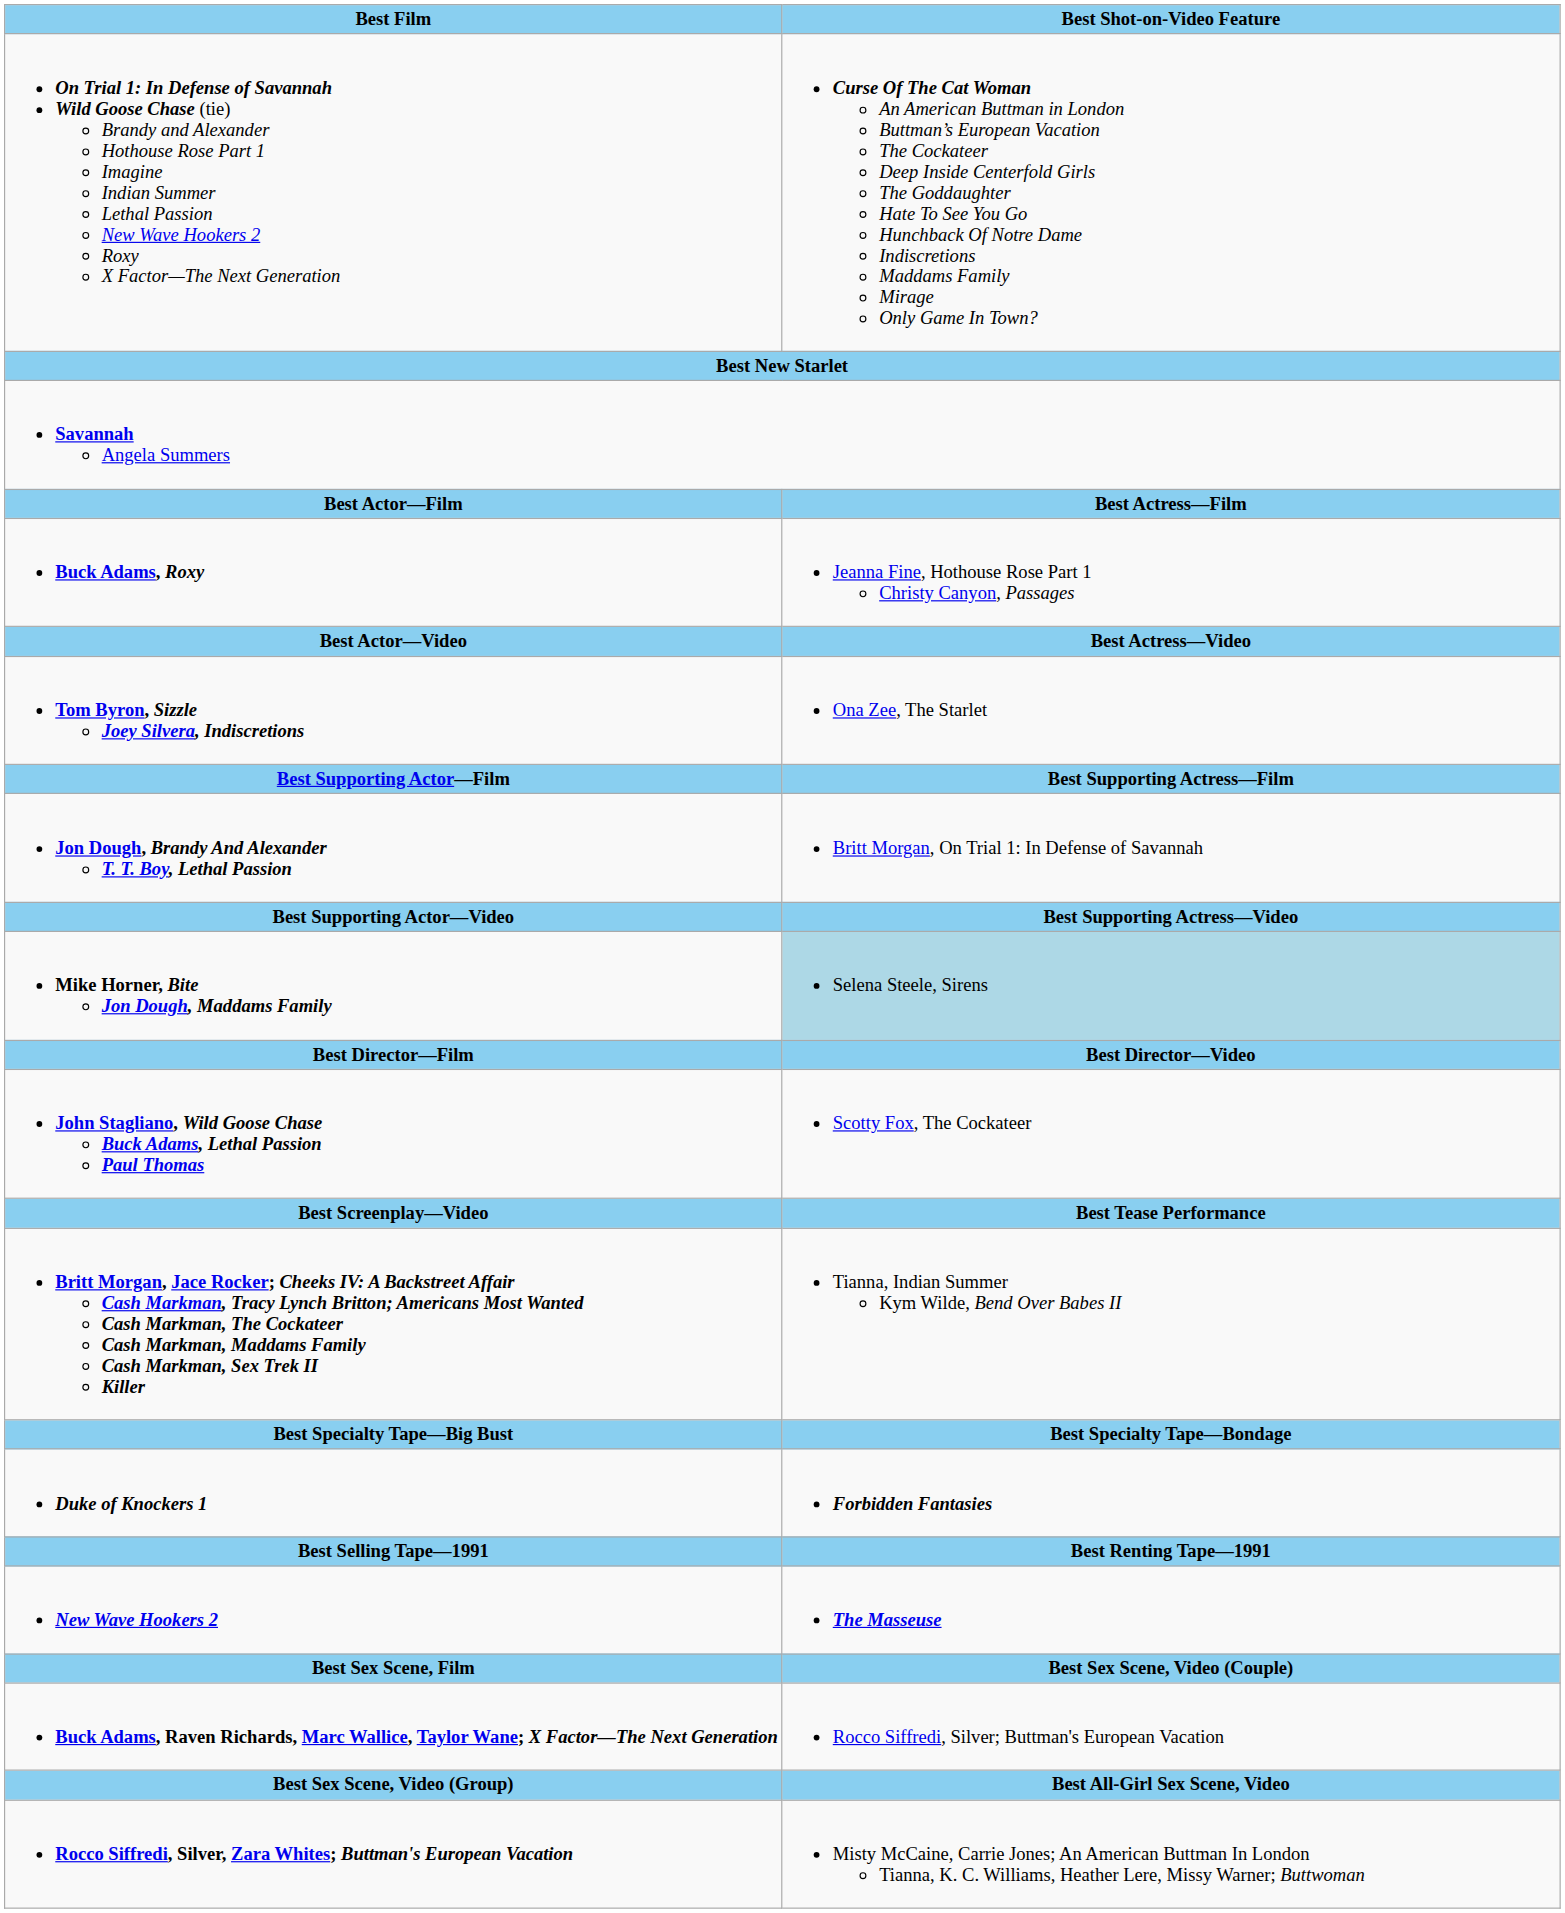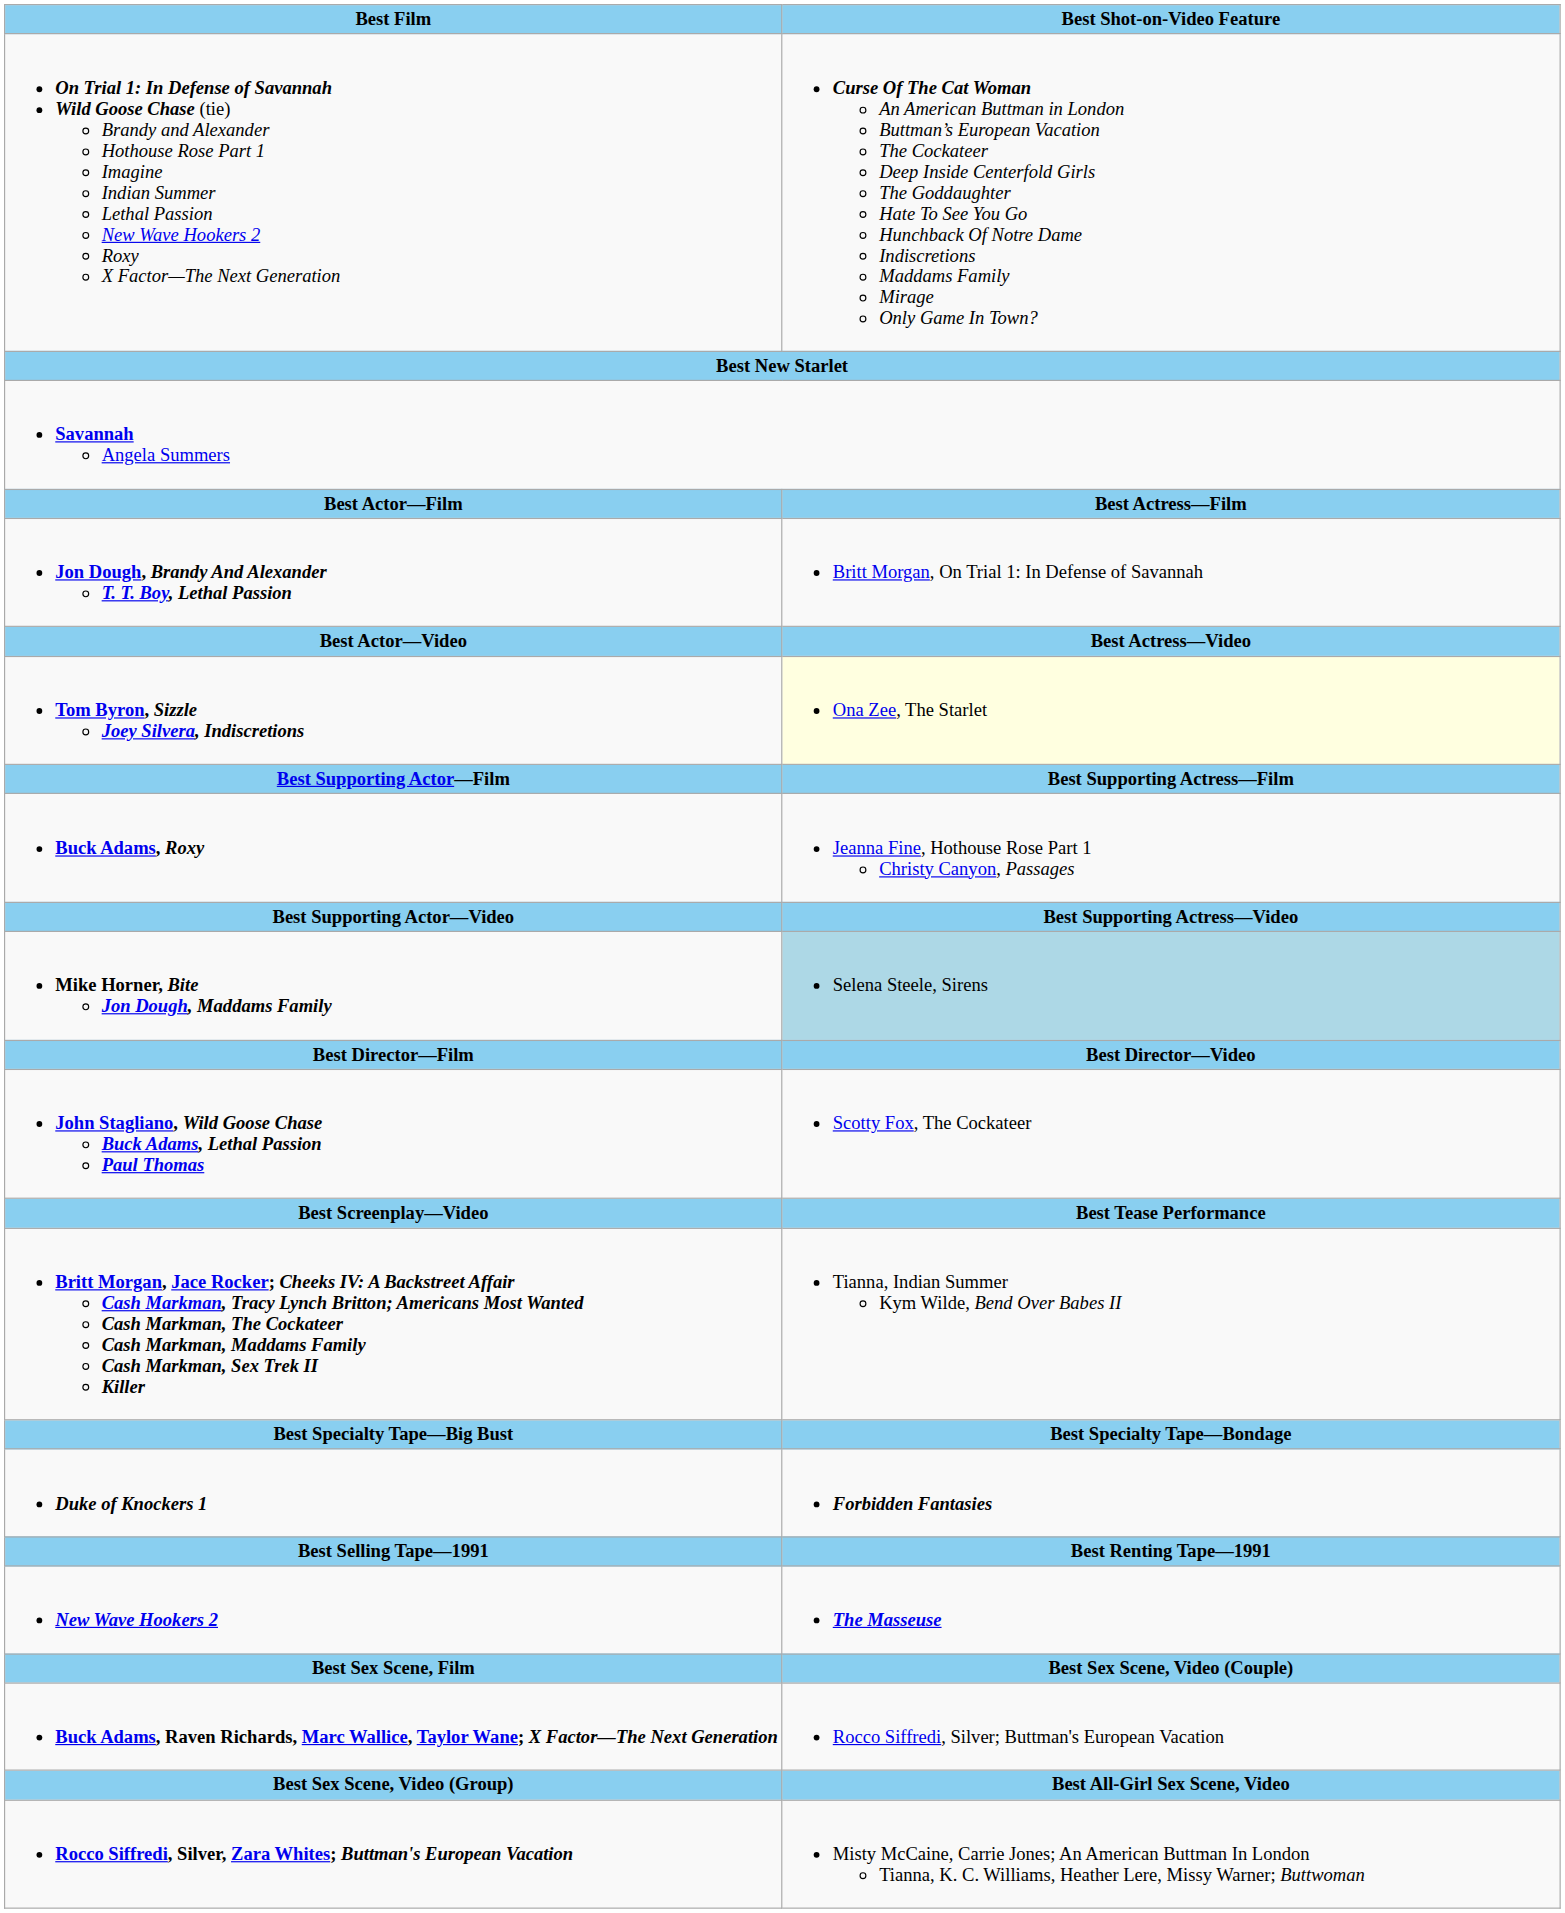rows swapped: (393, 572) <-> (393, 858)
(1171, 710) no background -> (1171, 710) lightyellow background
